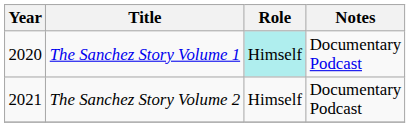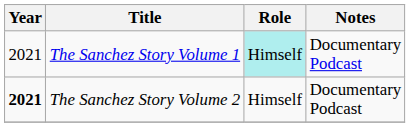(25, 53) 2020 -> (25, 53) 2021
(25, 99) normal -> (25, 99) bold
